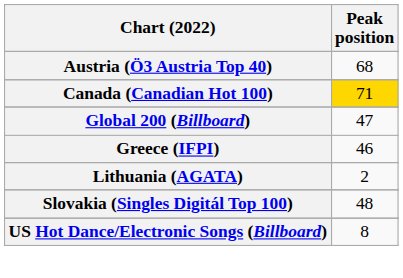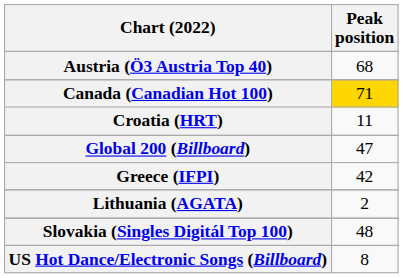+ row: (168, 120)
(365, 148) 46 -> (365, 176) 42
